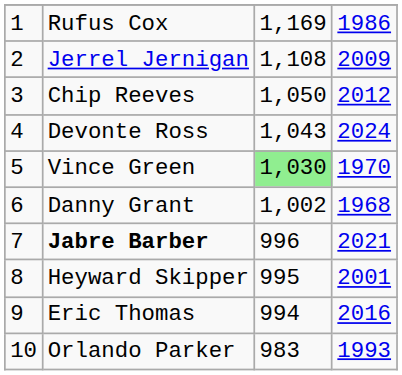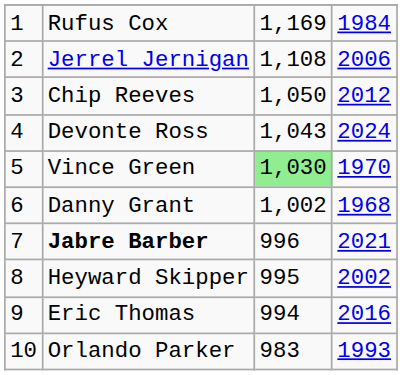(364, 23) 1986 -> (364, 23) 1984
(364, 60) 2009 -> (364, 60) 2006
(364, 278) 2001 -> (364, 278) 2002
